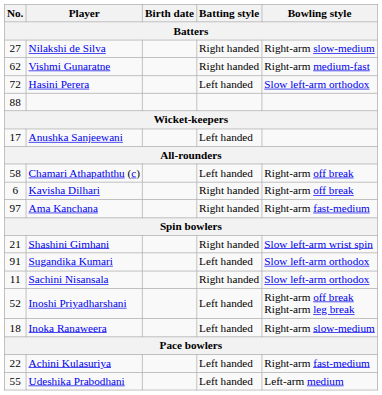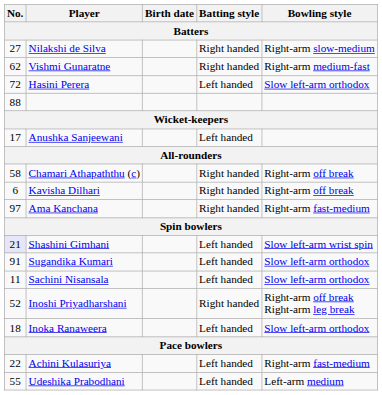(226, 173) Left handed -> (229, 173) Right handed
(15, 244) no background -> (15, 244) lavender background
(229, 244) Right handed -> (226, 244) Left handed
(229, 279) Right handed -> (226, 279) Left handed
(226, 303) Left handed -> (229, 303) Right handed
(320, 327) Right-arm slow-medium -> (317, 327) Slow left-arm orthodox
